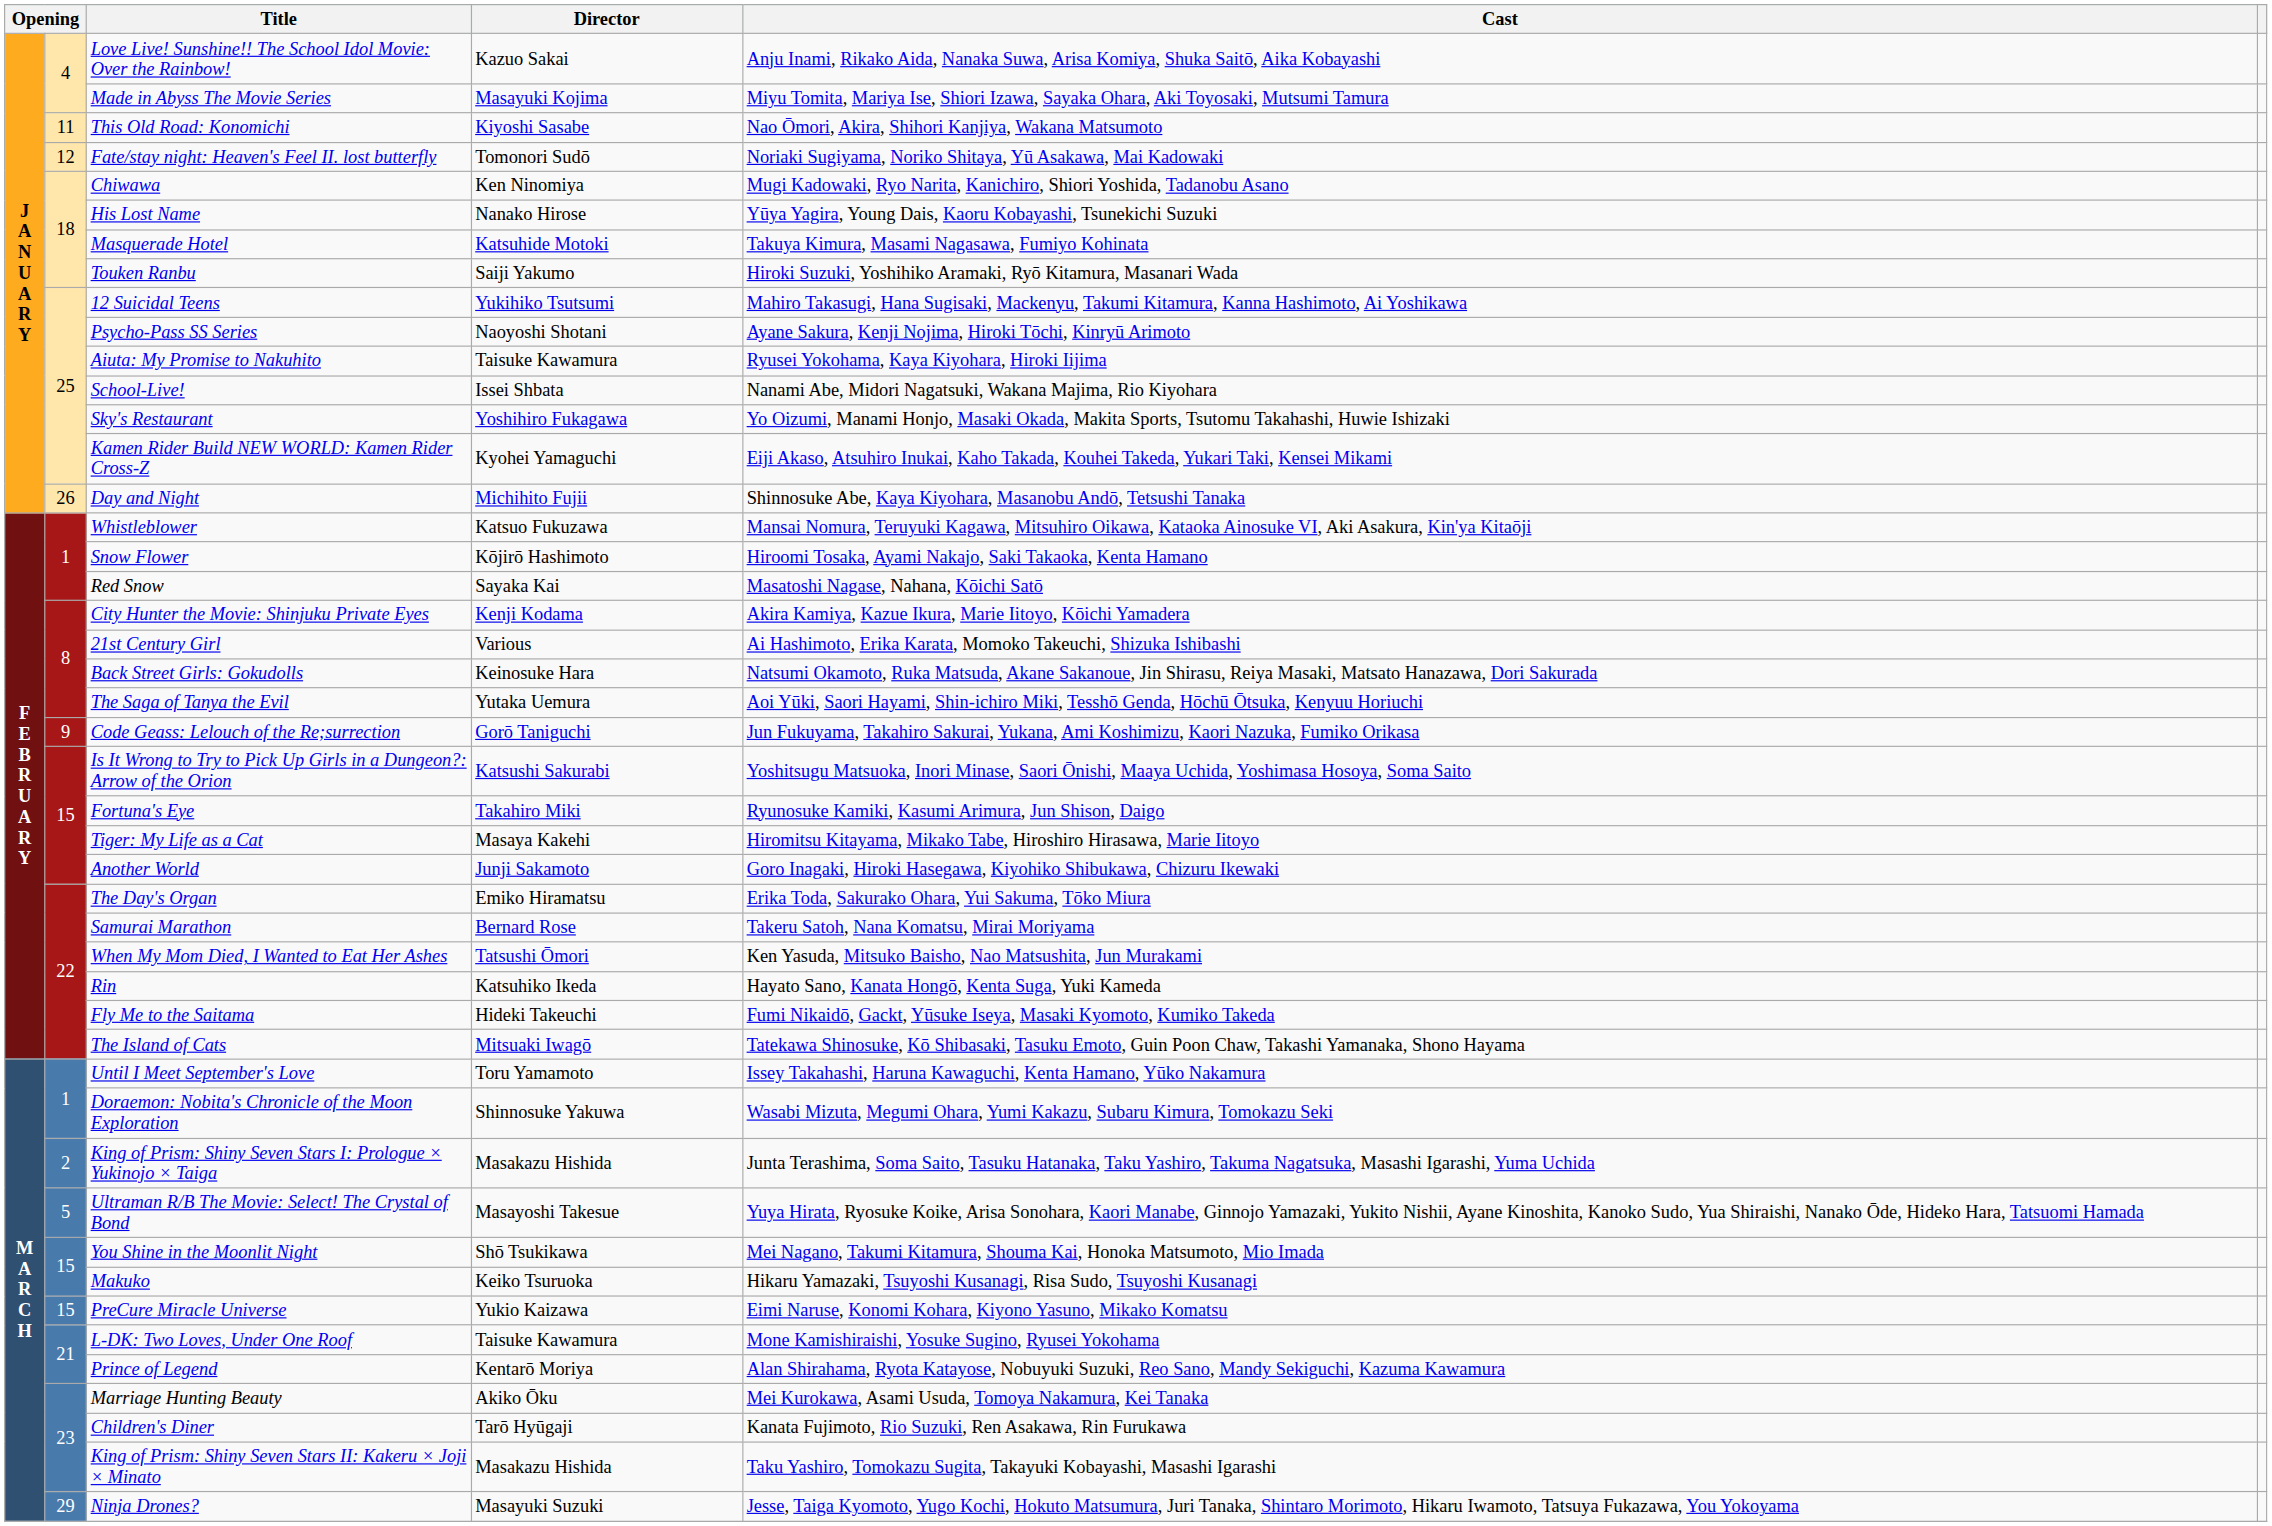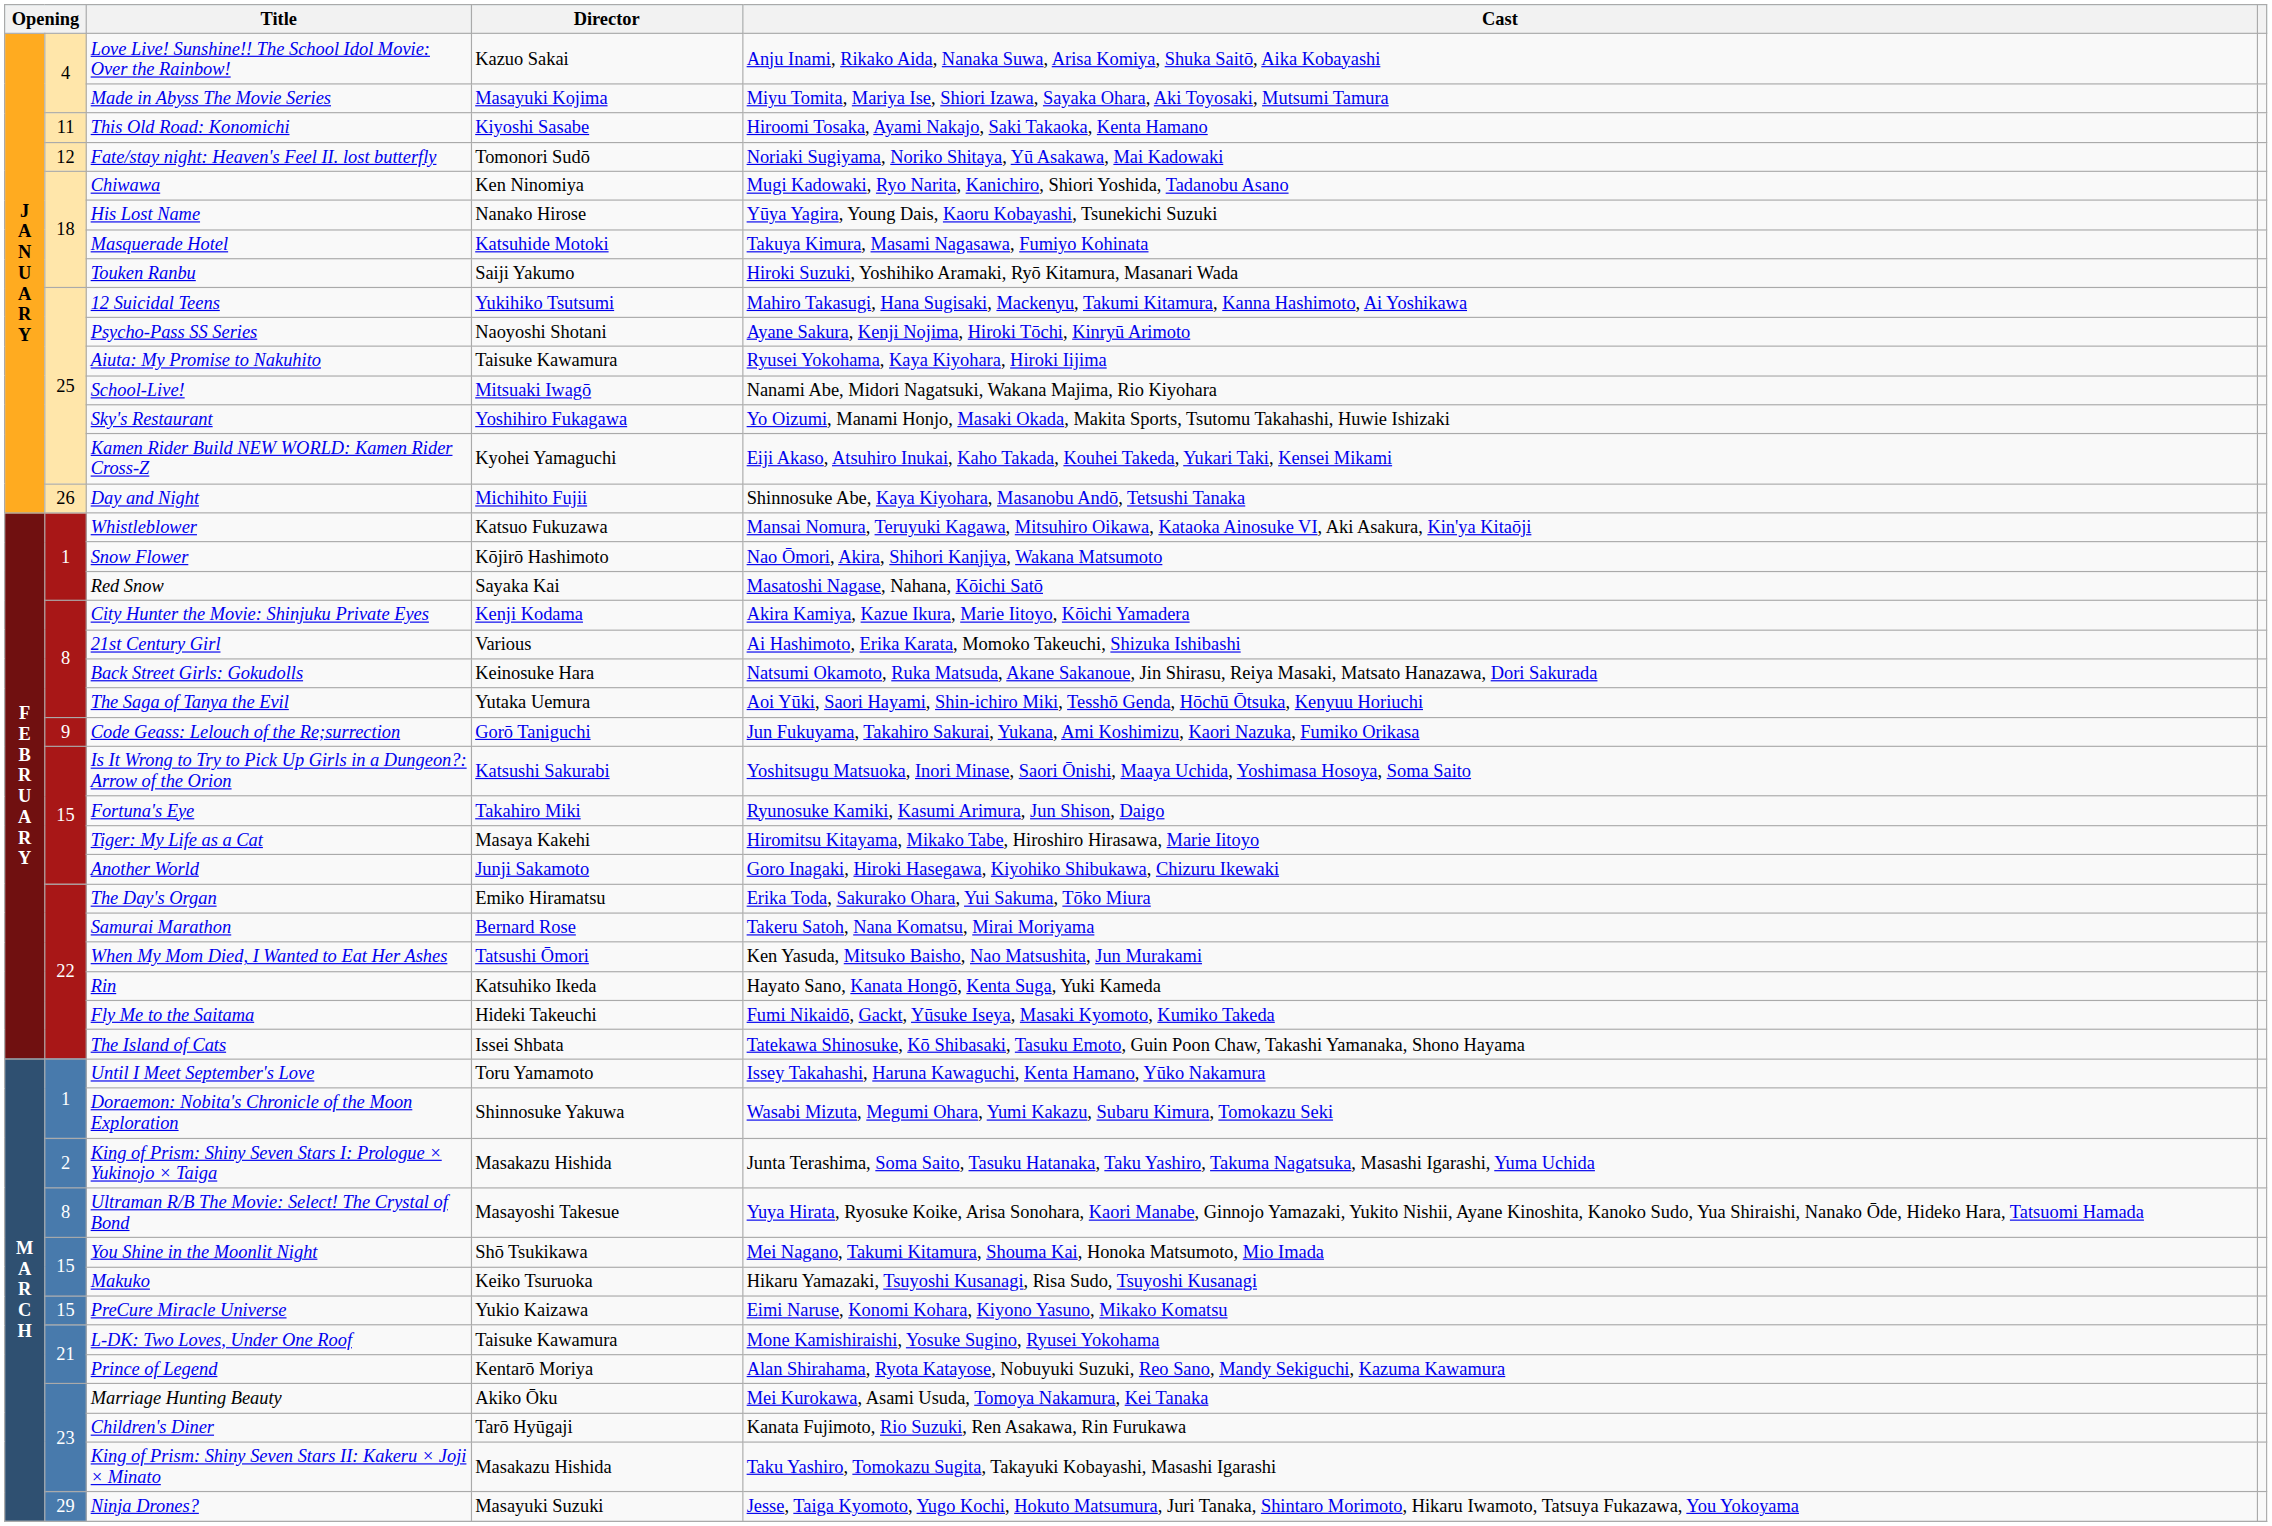(954, 127) Nao Ōmori, Akira, Shihori Kanjiya, Wakana Matsumoto -> (977, 127) Hiroomi Tosaka, Ayami Nakajo, Saki Takaoka, Kenta Hamano
(519, 389) Issei Shbata -> (533, 389) Mitsuaki Iwagō
(977, 556) Hiroomi Tosaka, Ayami Nakajo, Saki Takaoka, Kenta Hamano -> (954, 556) Nao Ōmori, Akira, Shihori Kanjiya, Wakana Matsumoto
(533, 1044) Mitsuaki Iwagō -> (519, 1044) Issei Shbata
(66, 1212) 5 -> (66, 1212) 8
